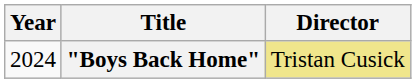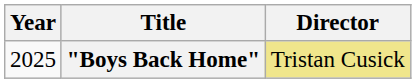(33, 59) 2024 -> (33, 59) 2025
